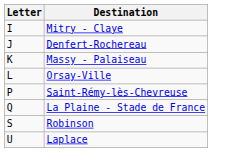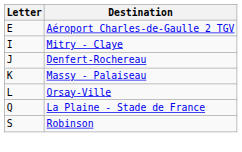+ row: (140, 28)
- row: (117, 92)
- row: (67, 139)
